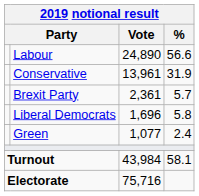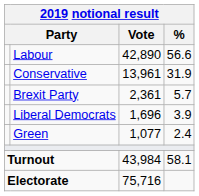(142, 54) 24,890 -> (142, 54) 42,890
(183, 114) 5.8 -> (183, 114) 3.9
